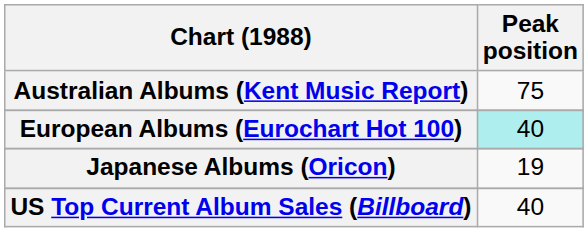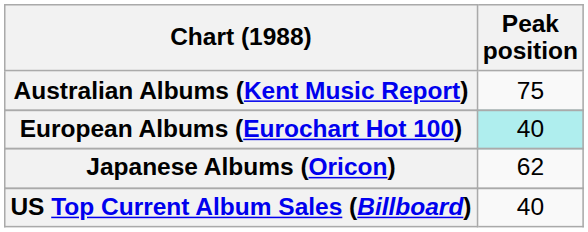(530, 167) 19 -> (530, 167) 62
